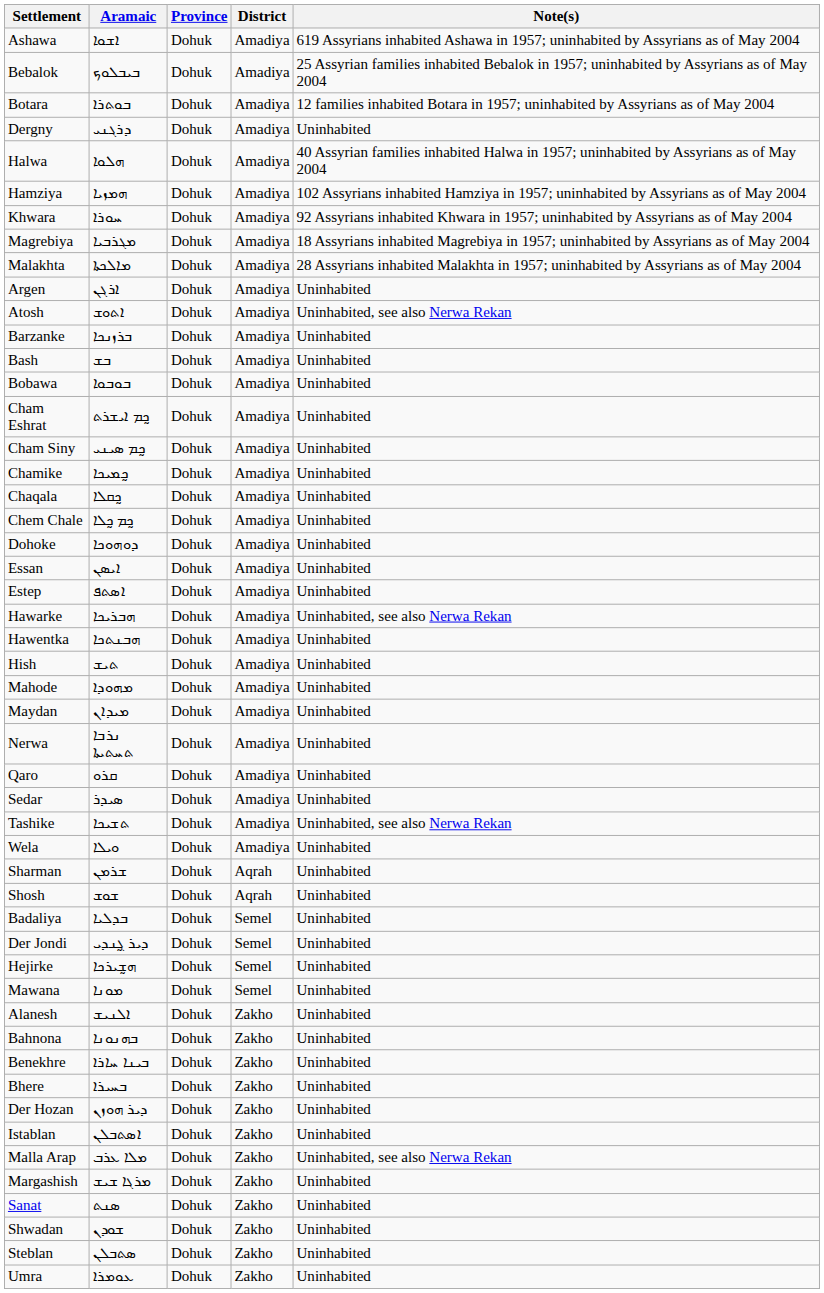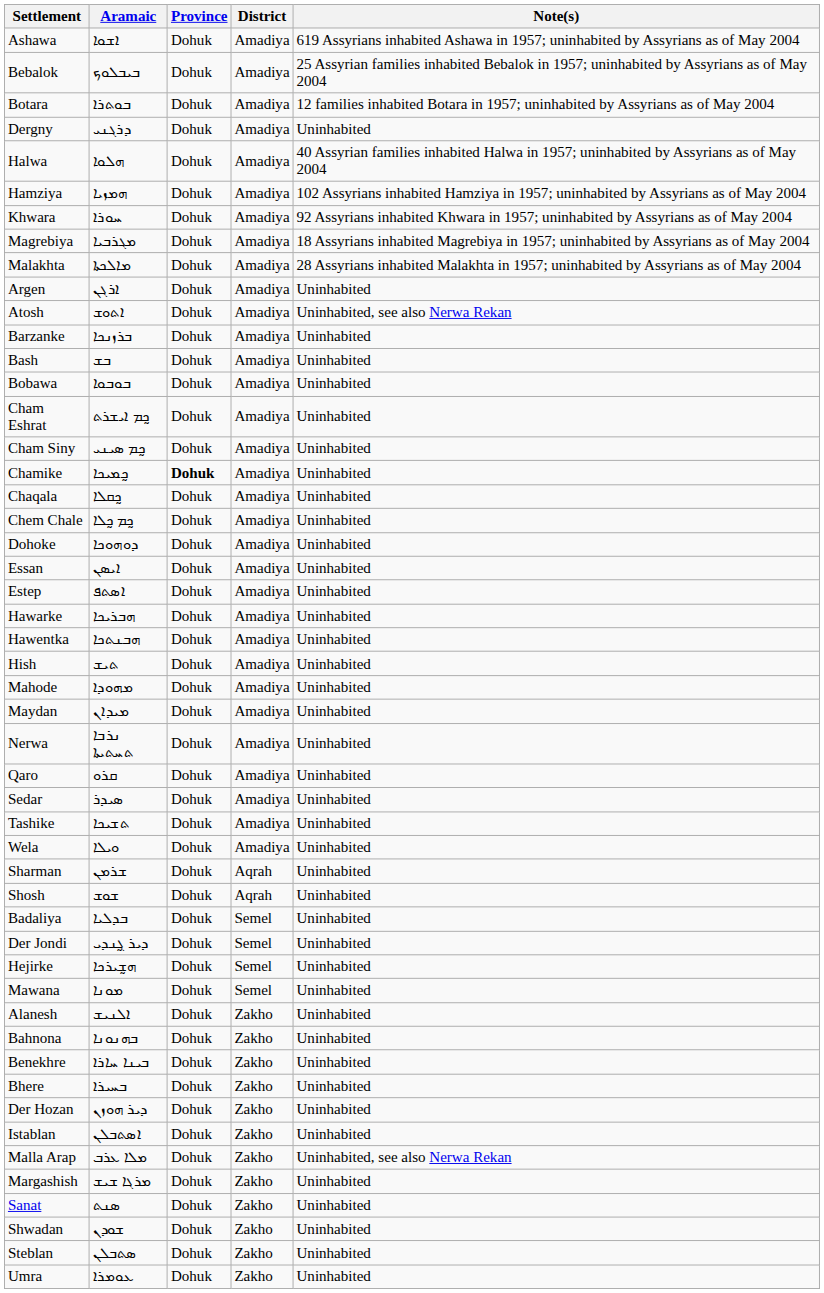(191, 472) normal -> (193, 472) bold
(404, 615) Uninhabited, see also Nerwa Rekan -> (334, 615) Uninhabited
(404, 823) Uninhabited, see also Nerwa Rekan -> (334, 823) Uninhabited
